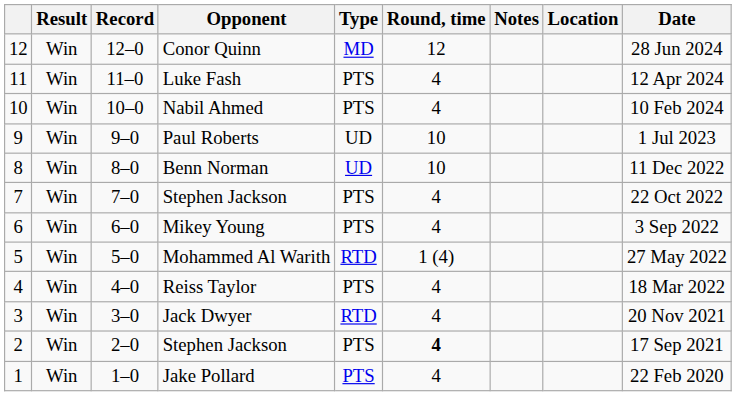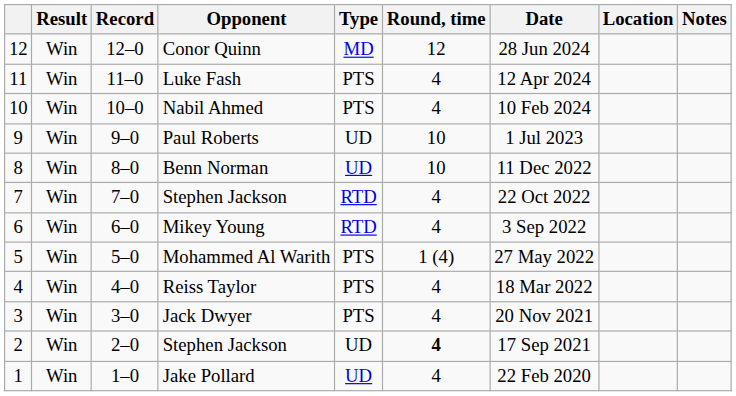columns swapped: (677, 19) <-> (517, 19)
(359, 197) PTS -> (359, 197) RTD
(359, 227) PTS -> (359, 227) RTD
(359, 256) RTD -> (359, 256) PTS
(359, 316) RTD -> (359, 316) PTS
(359, 345) PTS -> (359, 345) UD
(359, 375) PTS -> (359, 375) UD
